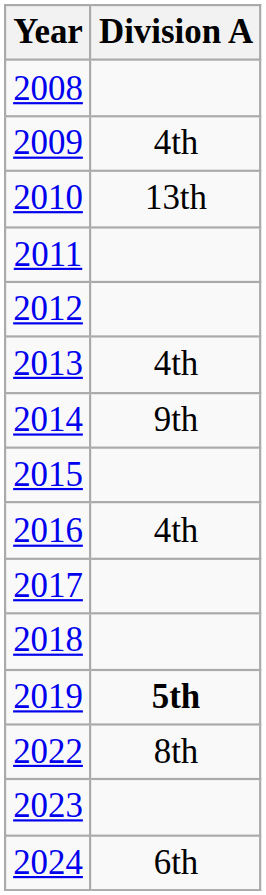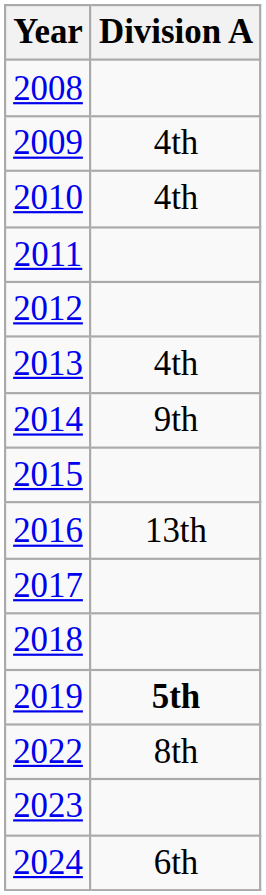(176, 198) 13th -> (176, 198) 4th
(176, 530) 4th -> (176, 530) 13th
